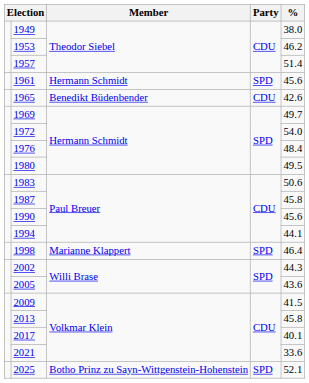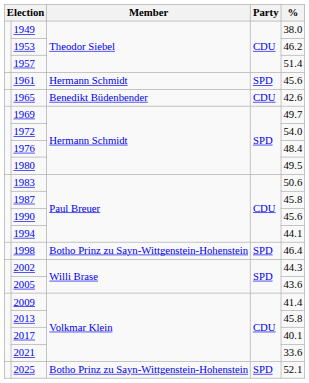(90, 251) Marianne Klappert -> (149, 251) Botho Prinz zu Sayn-Wittgenstein-Hohenstein
(293, 302) 41.5 -> (293, 302) 41.4
